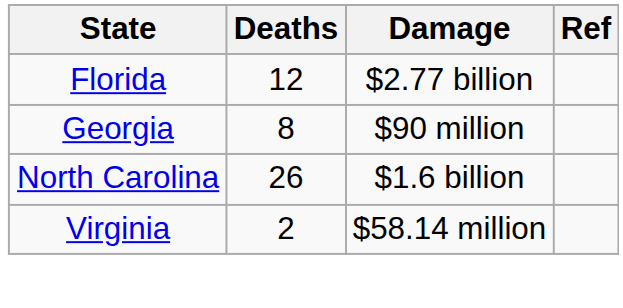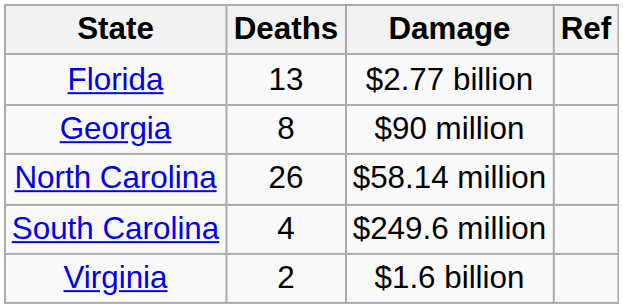(286, 79) 12 -> (286, 79) 13
(449, 178) $1.6 billion -> (449, 178) $58.14 million
+ row: (116, 228)
(449, 228) $58.14 million -> (449, 278) $1.6 billion
